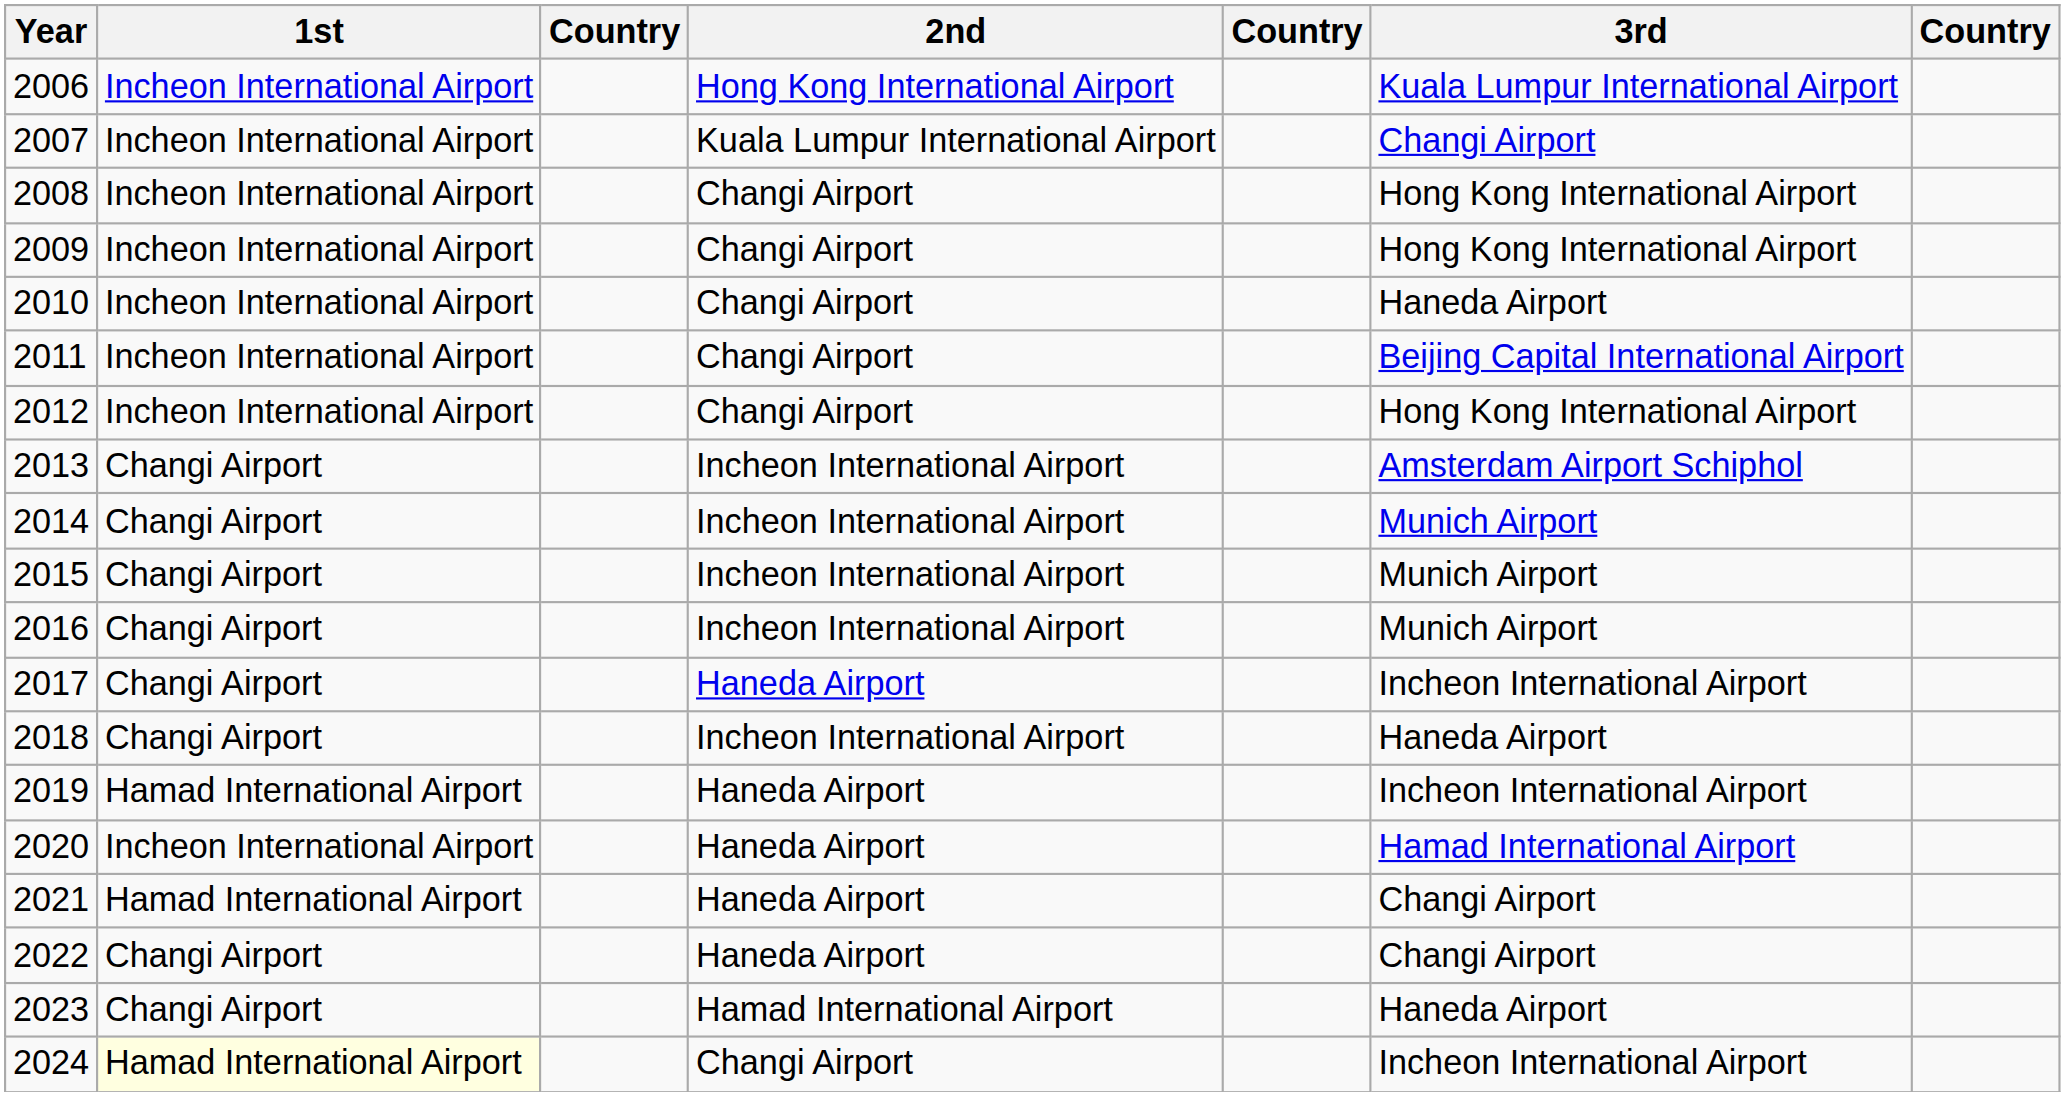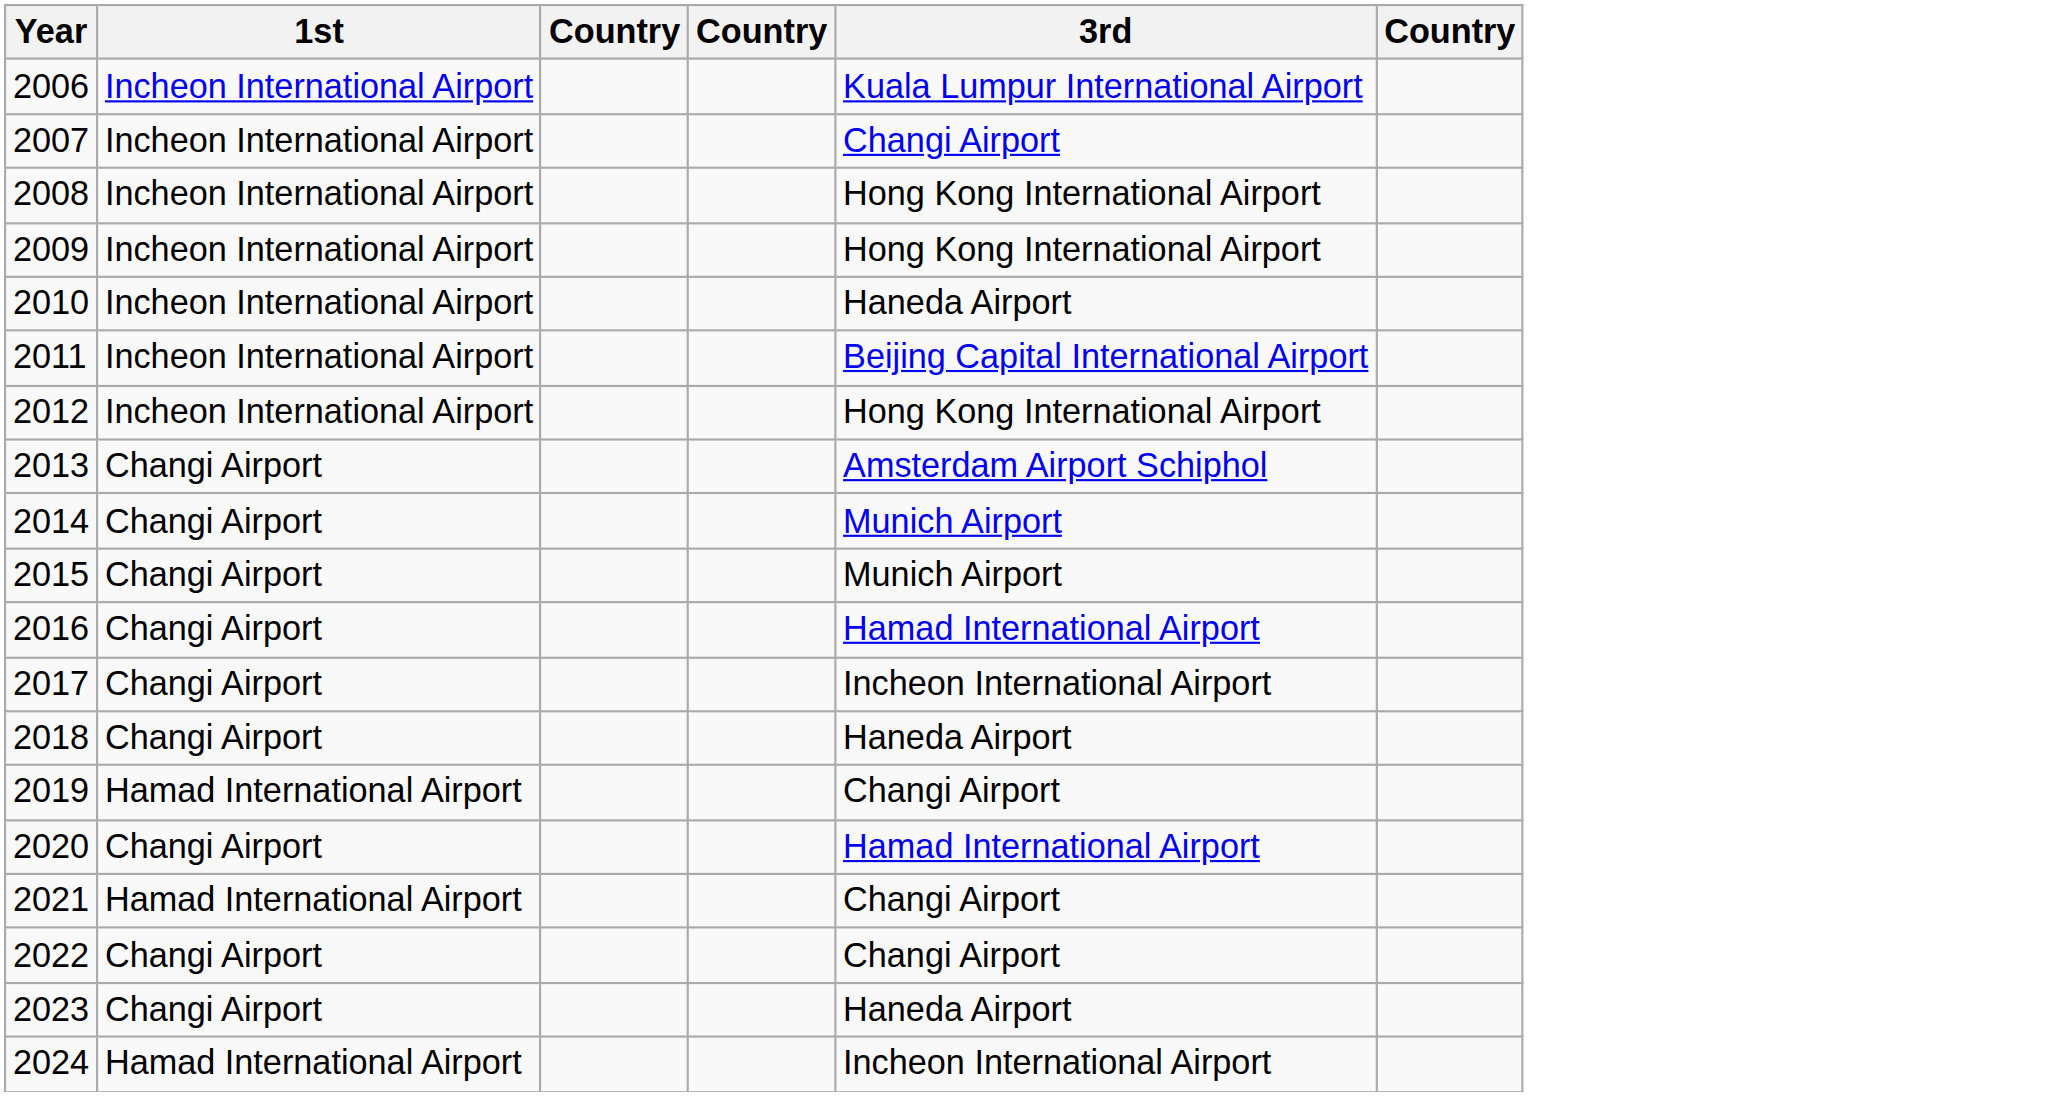- column: (956, 31)
(1488, 628) Munich Airport -> (1051, 628) Hamad International Airport
(1593, 791) Incheon International Airport -> (952, 791) Changi Airport
(319, 846) Incheon International Airport -> (213, 846) Changi Airport
(313, 1063) lightyellow background -> (313, 1063) no background
